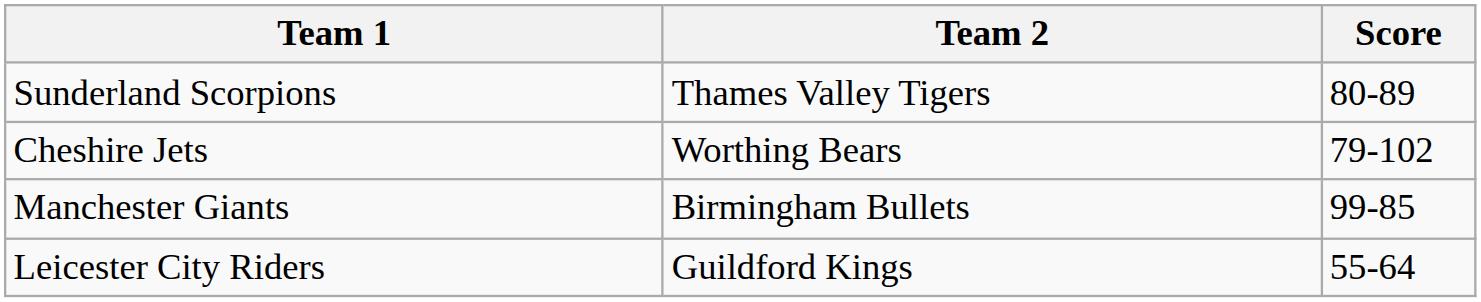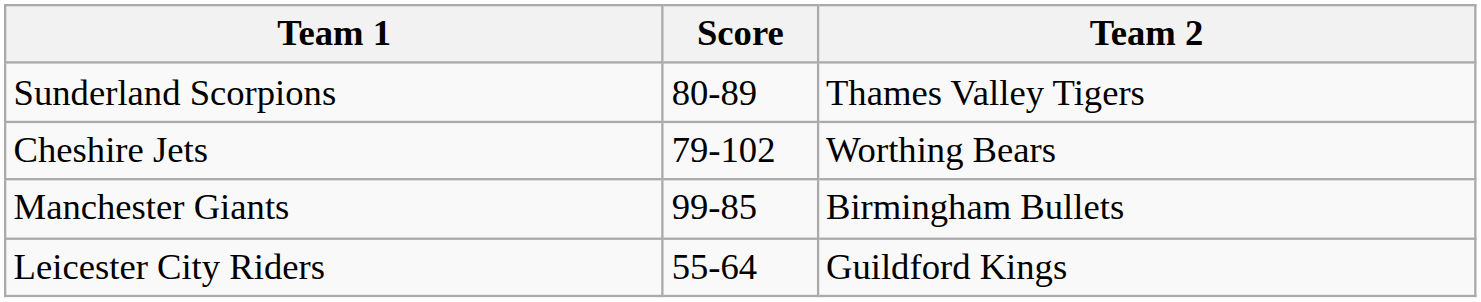columns swapped: (992, 33) <-> (1398, 33)
